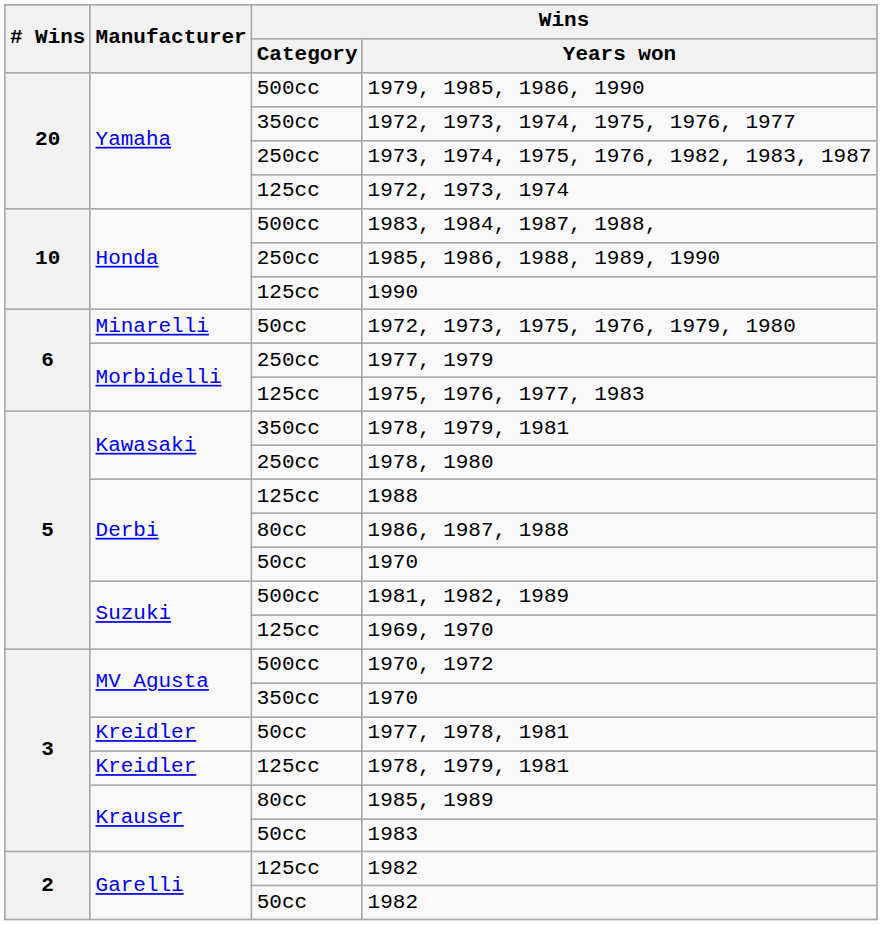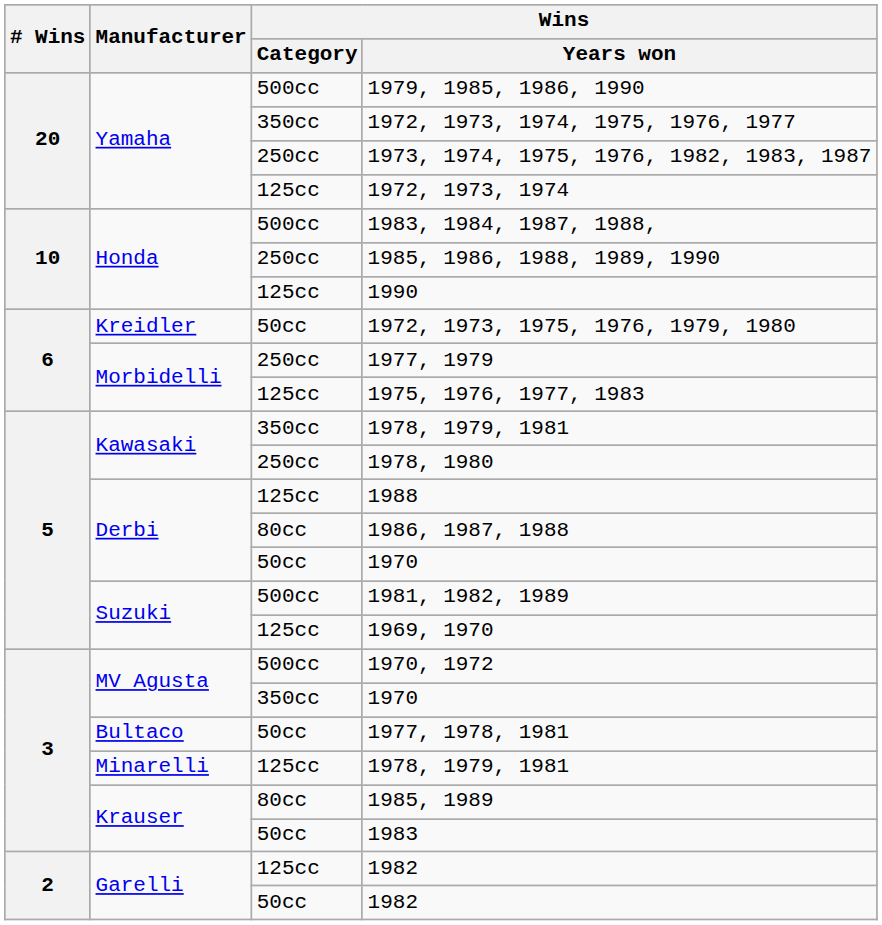(152, 327) Minarelli -> (146, 327) Kreidler
(146, 734) Kreidler -> (140, 734) Bultaco
(146, 768) Kreidler -> (152, 768) Minarelli
